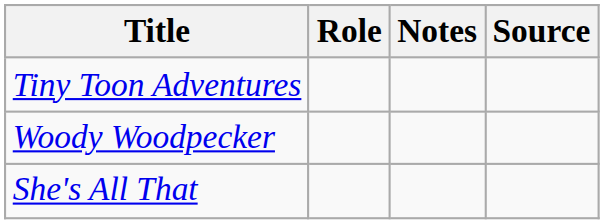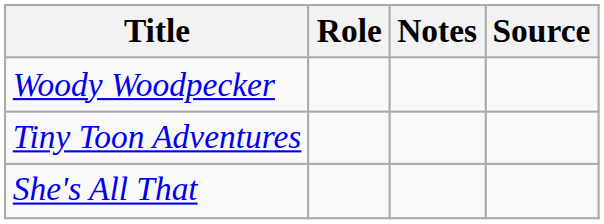rows swapped: (157, 84) <-> (144, 137)
